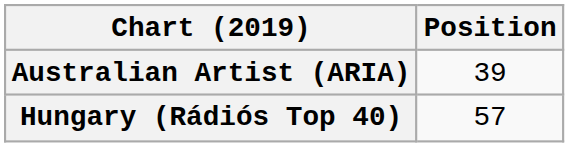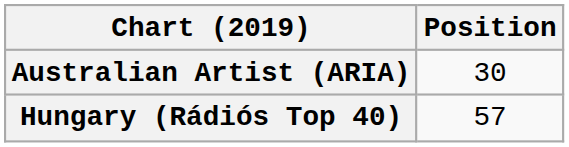(490, 73) 39 -> (490, 73) 30
